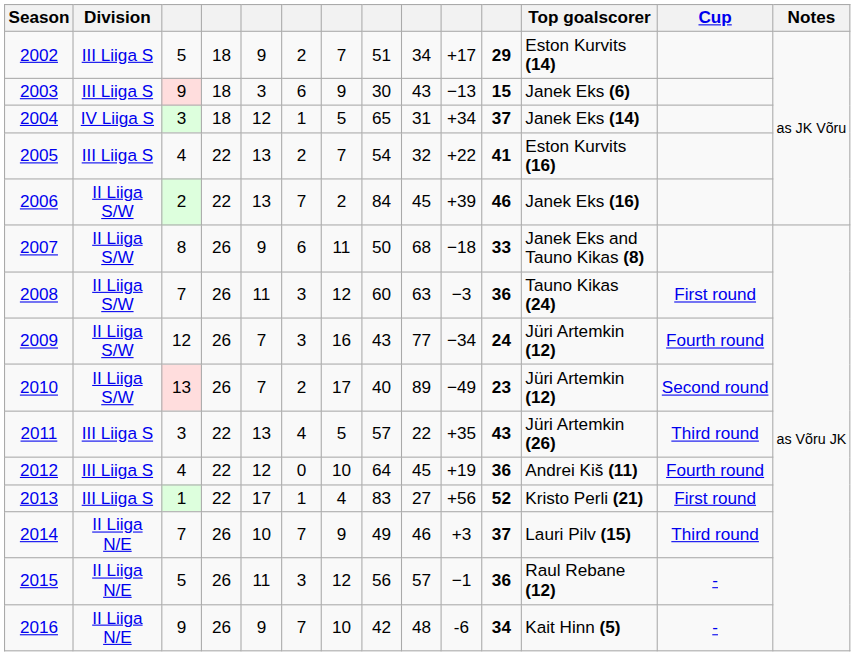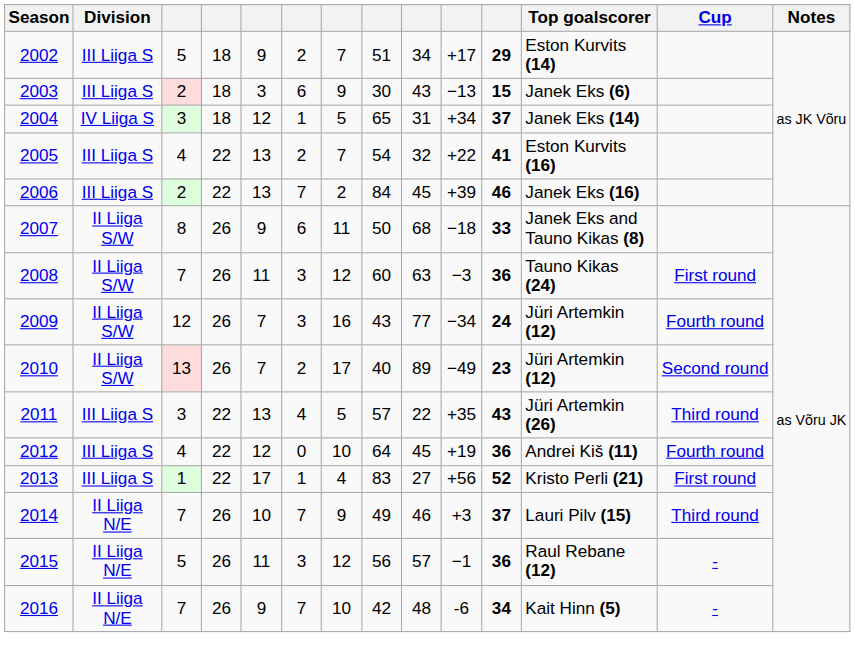(181, 91) 9 -> (181, 91) 2
(117, 201) II Liiga S/W -> (117, 192) III Liiga S
(181, 627) 9 -> (181, 608) 7
